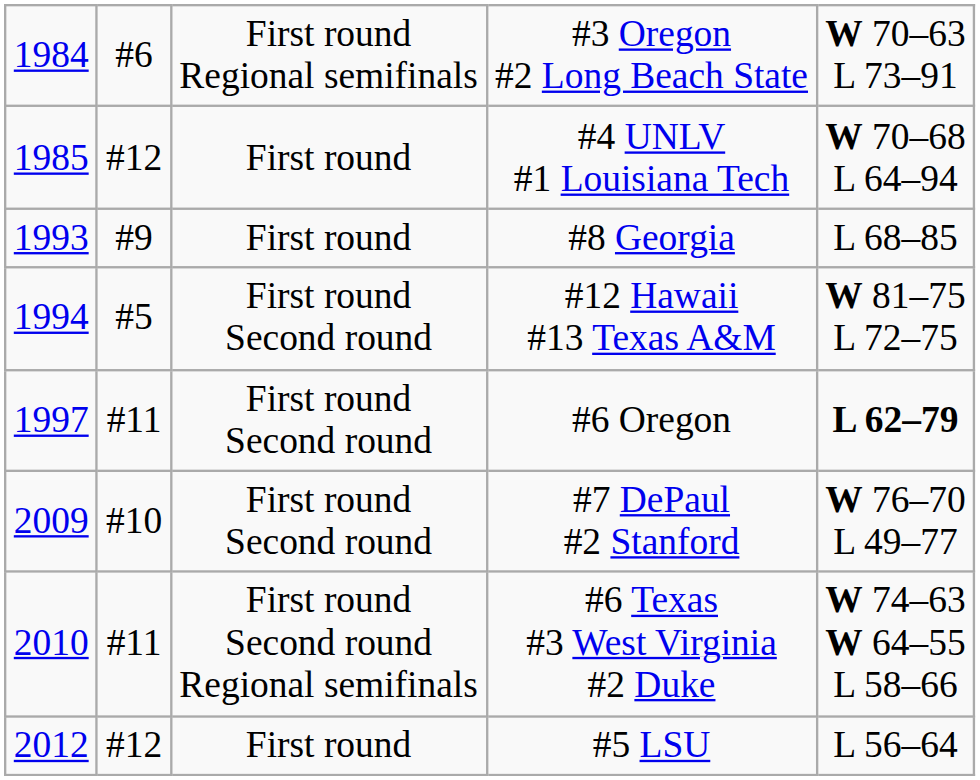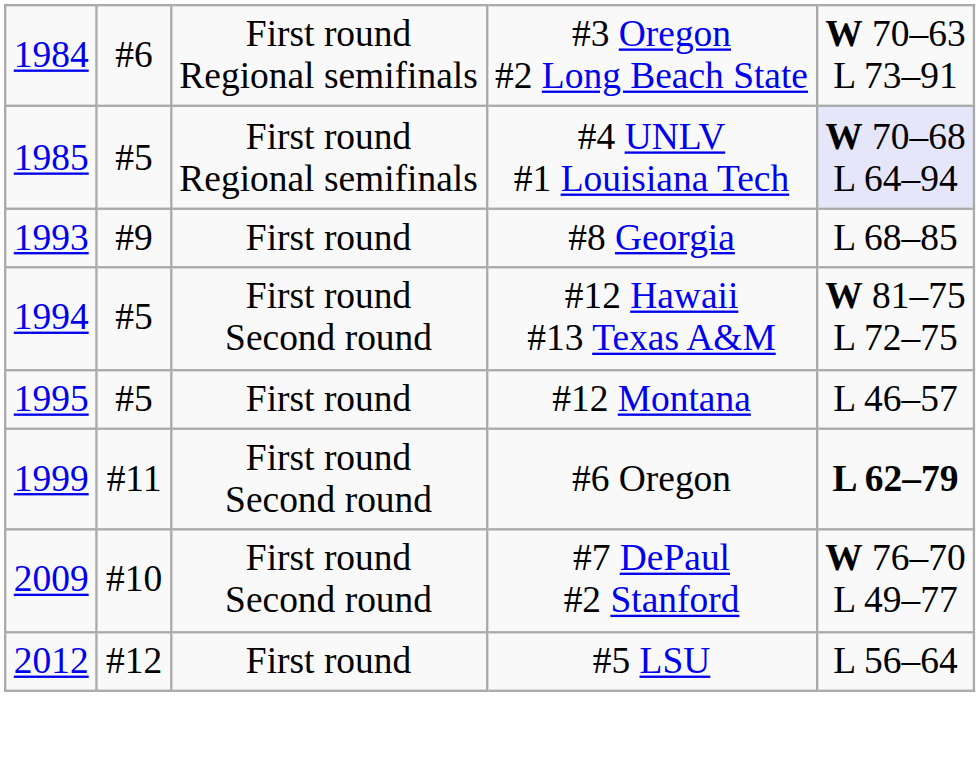(134, 156) #12 -> (134, 156) #5
(329, 156) First round -> (329, 156) First round Regional semifinals
(895, 156) no background -> (895, 156) lavender background
+ row: (652, 398)
(51, 419) 1997 -> (51, 478) 1999
- row: (652, 643)
